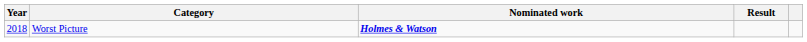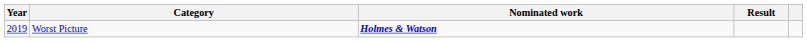(17, 28) 2018 -> (17, 28) 2019
